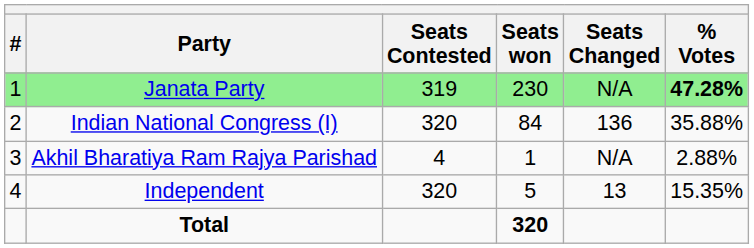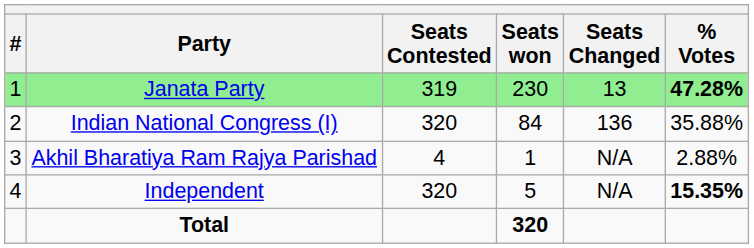(615, 89) N/A -> (615, 89) 13
(615, 191) 13 -> (615, 191) N/A
(707, 191) normal -> (707, 191) bold
